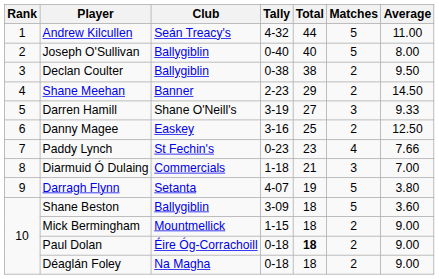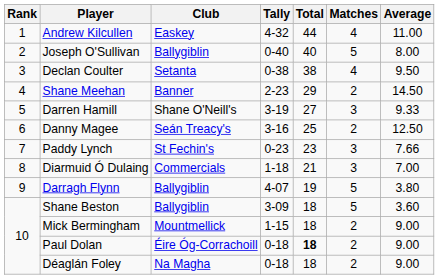(193, 33) Seán Treacy's -> (174, 33) Easkey
(354, 33) 5 -> (354, 33) 4
(182, 71) Ballygiblin -> (175, 71) Setanta
(354, 71) 2 -> (354, 71) 4
(174, 129) Easkey -> (193, 129) Seán Treacy's
(354, 149) 4 -> (354, 149) 3
(175, 187) Setanta -> (182, 187) Ballygiblin
